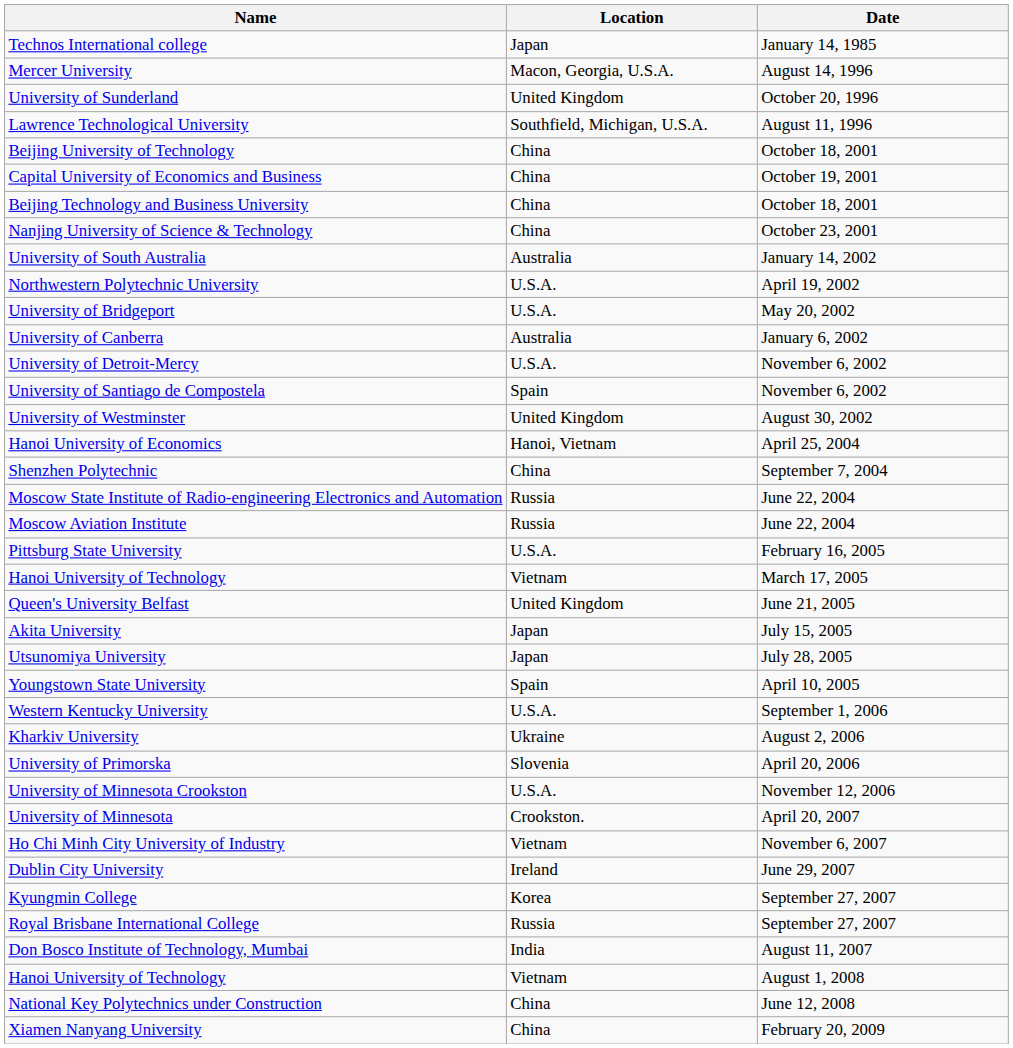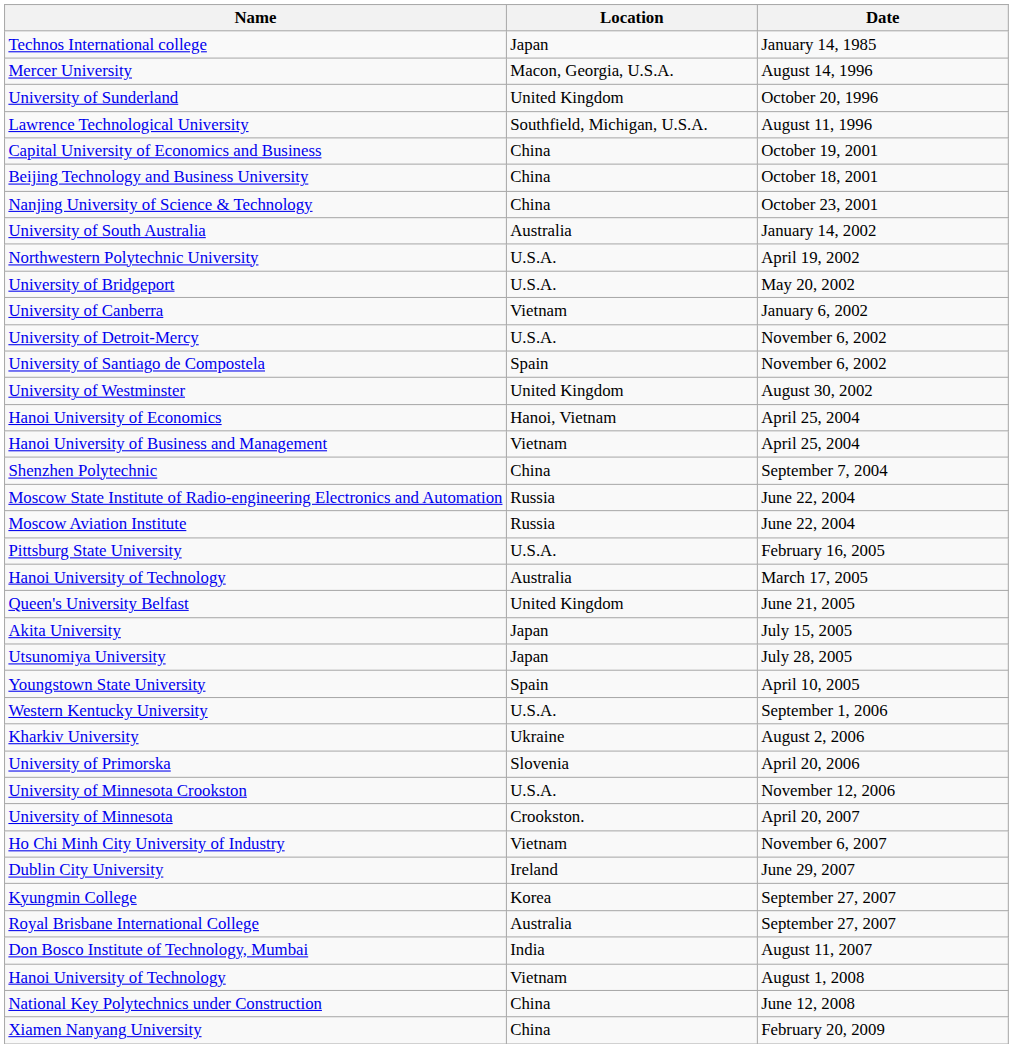- row: (121, 151)
(541, 337) Australia -> (539, 310) Vietnam
+ row: (168, 444)
(539, 577) Vietnam -> (541, 577) Australia
(533, 923) Russia -> (541, 923) Australia
